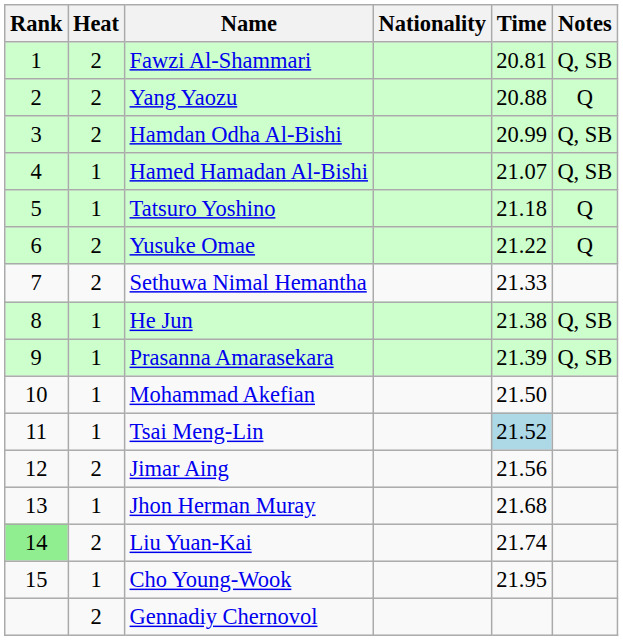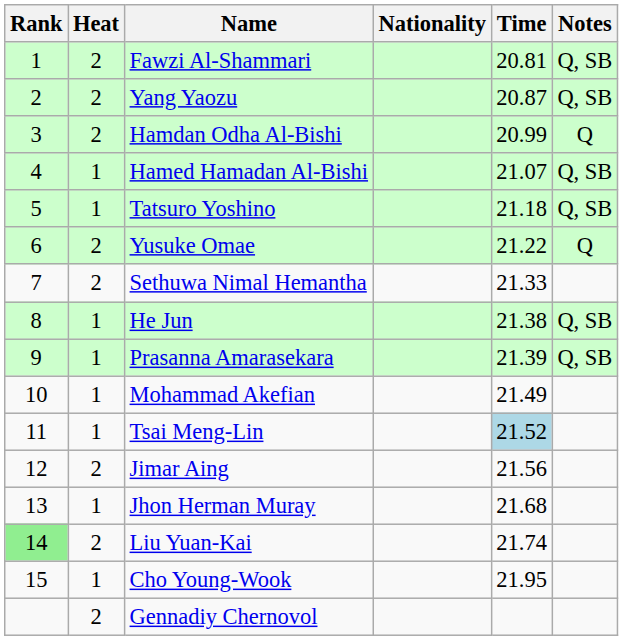(522, 97) 20.88 -> (522, 97) 20.87
(585, 97) Q -> (585, 97) Q, SB
(585, 134) Q, SB -> (585, 134) Q
(585, 208) Q -> (585, 208) Q, SB
(522, 394) 21.50 -> (522, 394) 21.49
